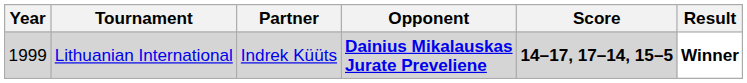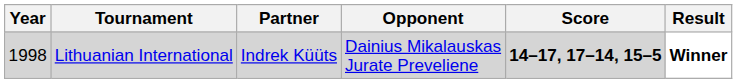(28, 55) 1999 -> (28, 55) 1998
(429, 55) bold -> (423, 55) normal
